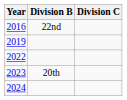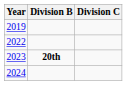- row: (16, 27)
(51, 73) normal -> (51, 57) bold
